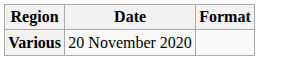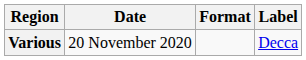+ column: (278, 17)
